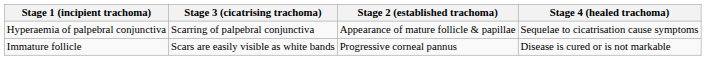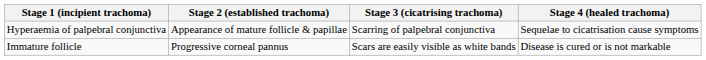columns swapped: (428, 13) <-> (253, 13)
